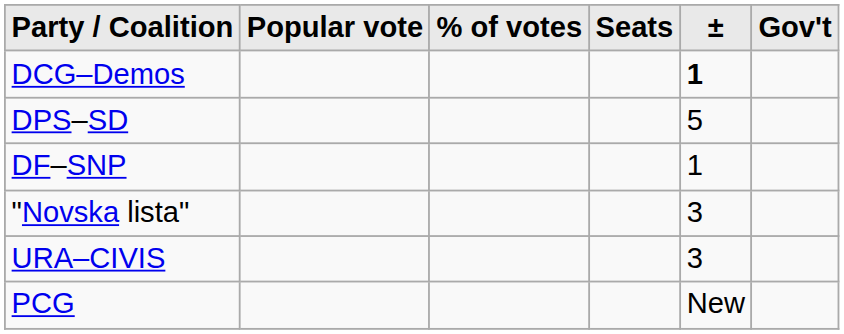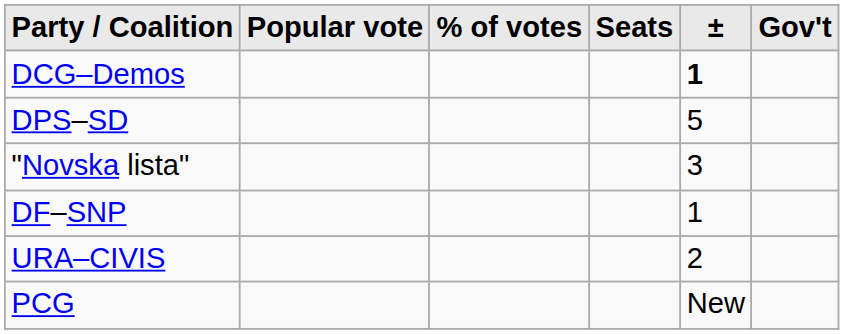rows swapped: (69, 166) <-> (100, 212)
(695, 258) 3 -> (695, 258) 2
